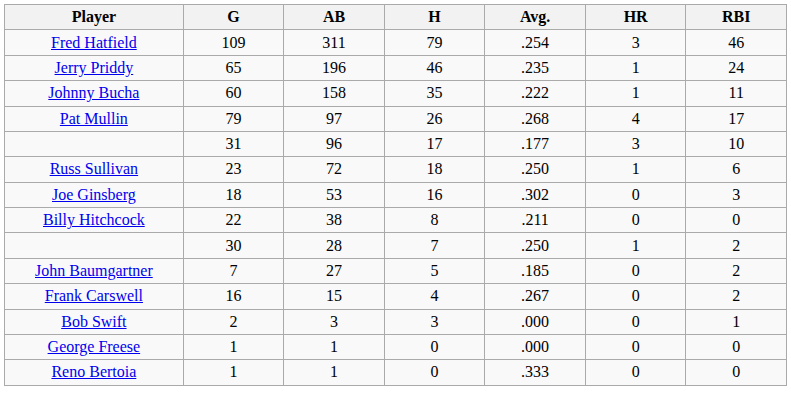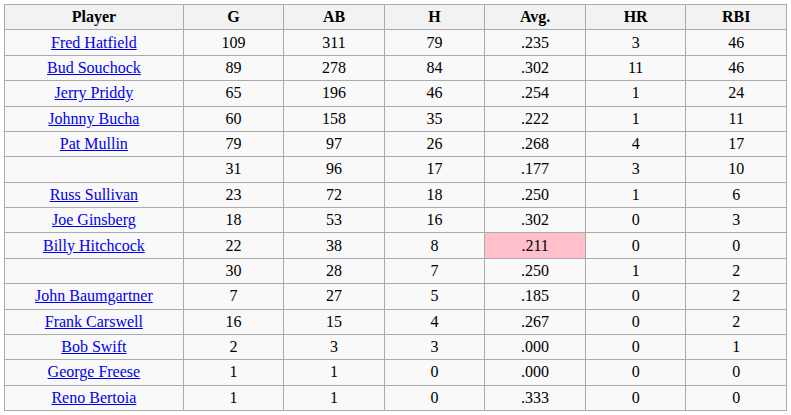(535, 42) .254 -> (535, 42) .235
+ row: (94, 67)
(535, 67) .235 -> (535, 93) .254
(535, 220) no background -> (535, 245) pink background
